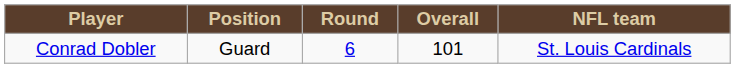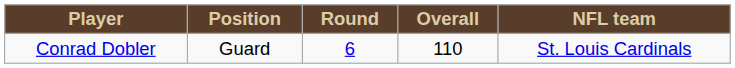(448, 48) 101 -> (448, 48) 110
